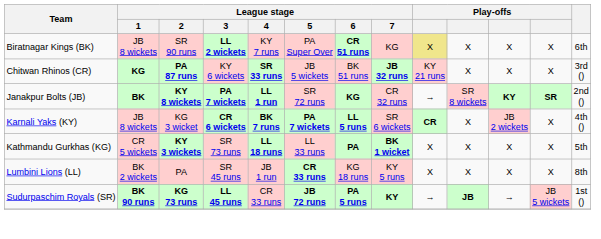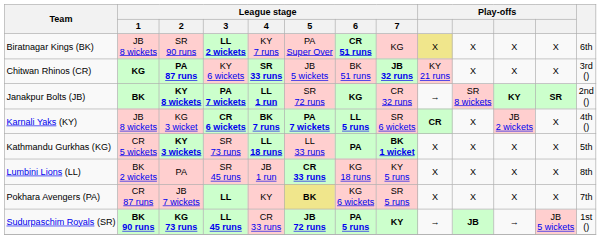+ row: (53, 196)
